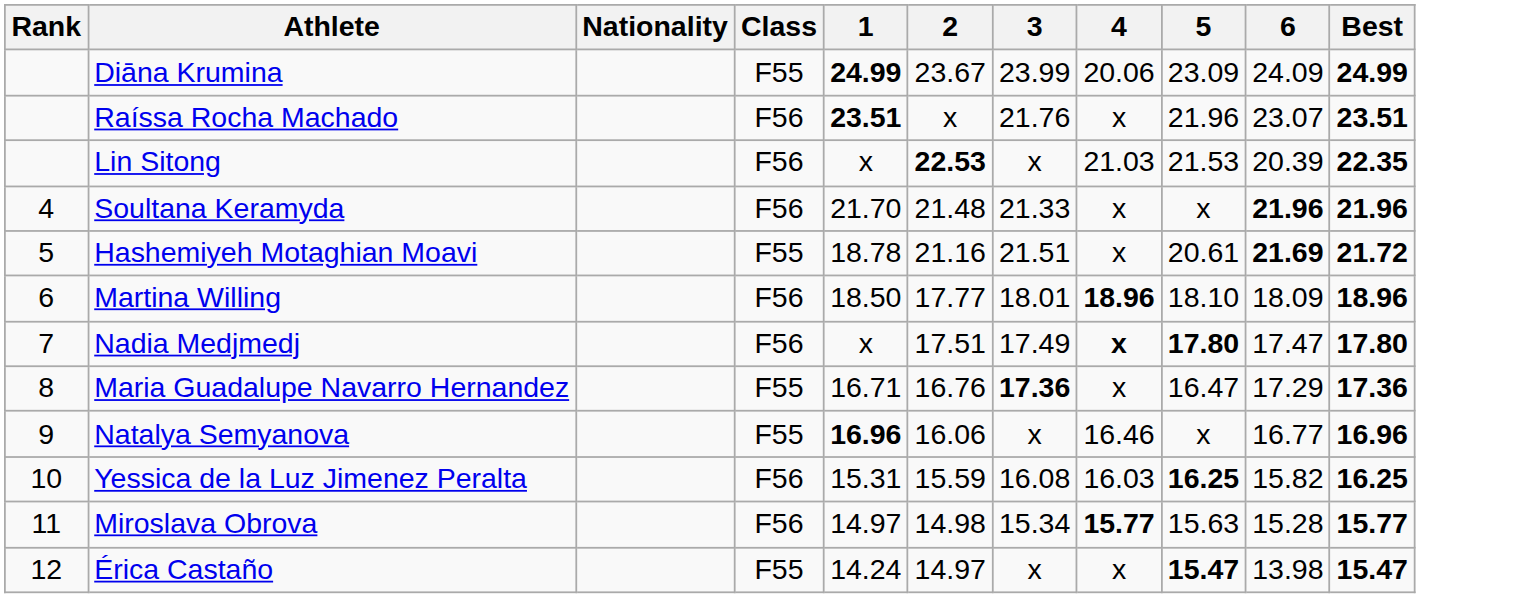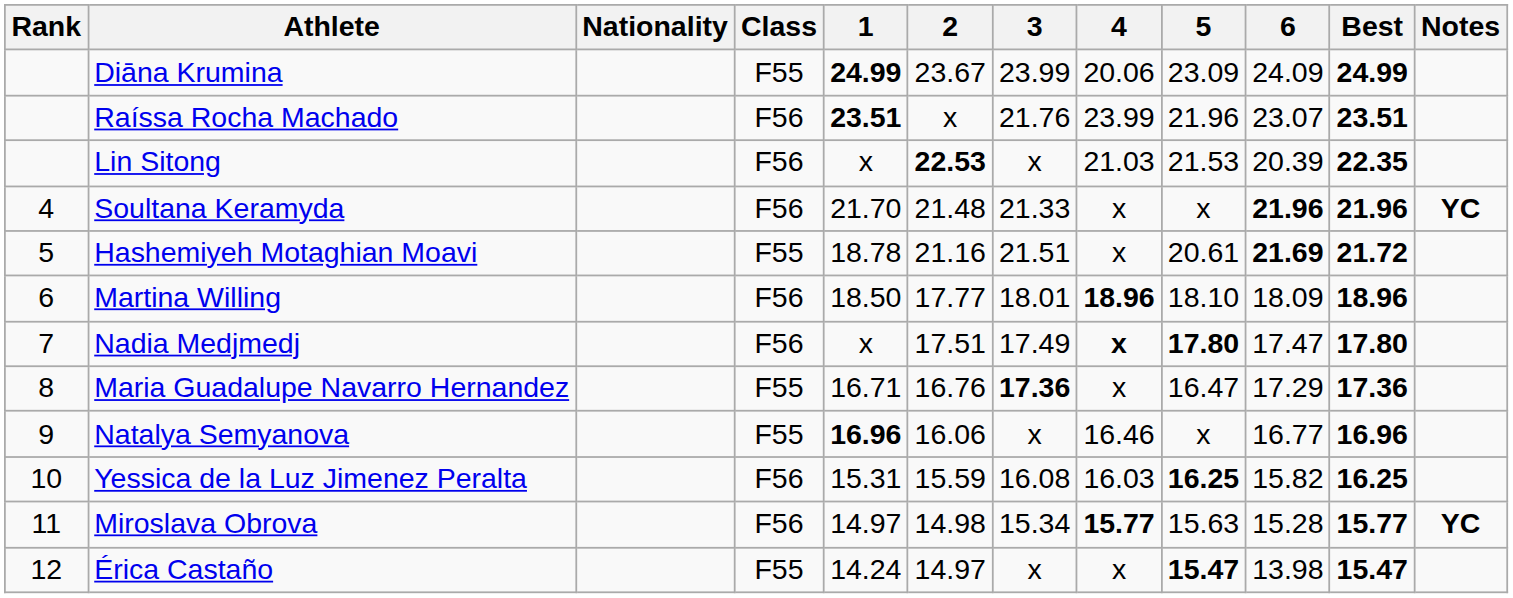+ column: (1461, 27)
(1119, 117) x -> (1119, 117) 23.99
